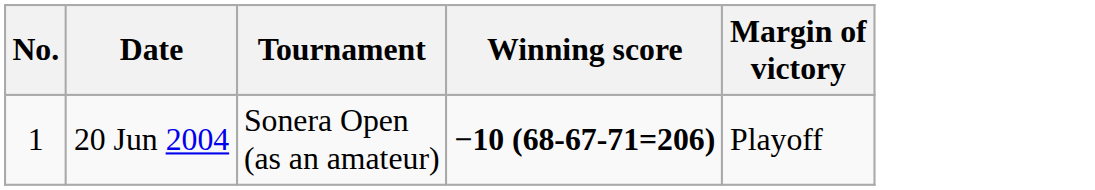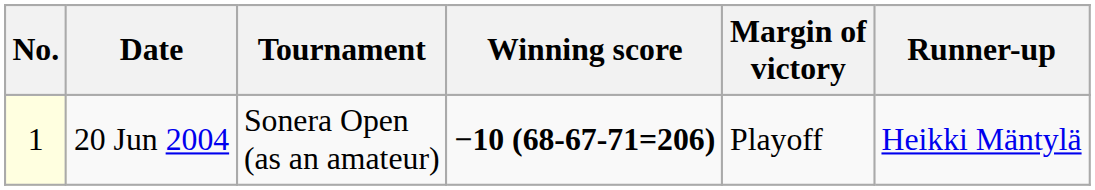+ column: (982, 49)
(36, 139) no background -> (36, 139) lightyellow background
